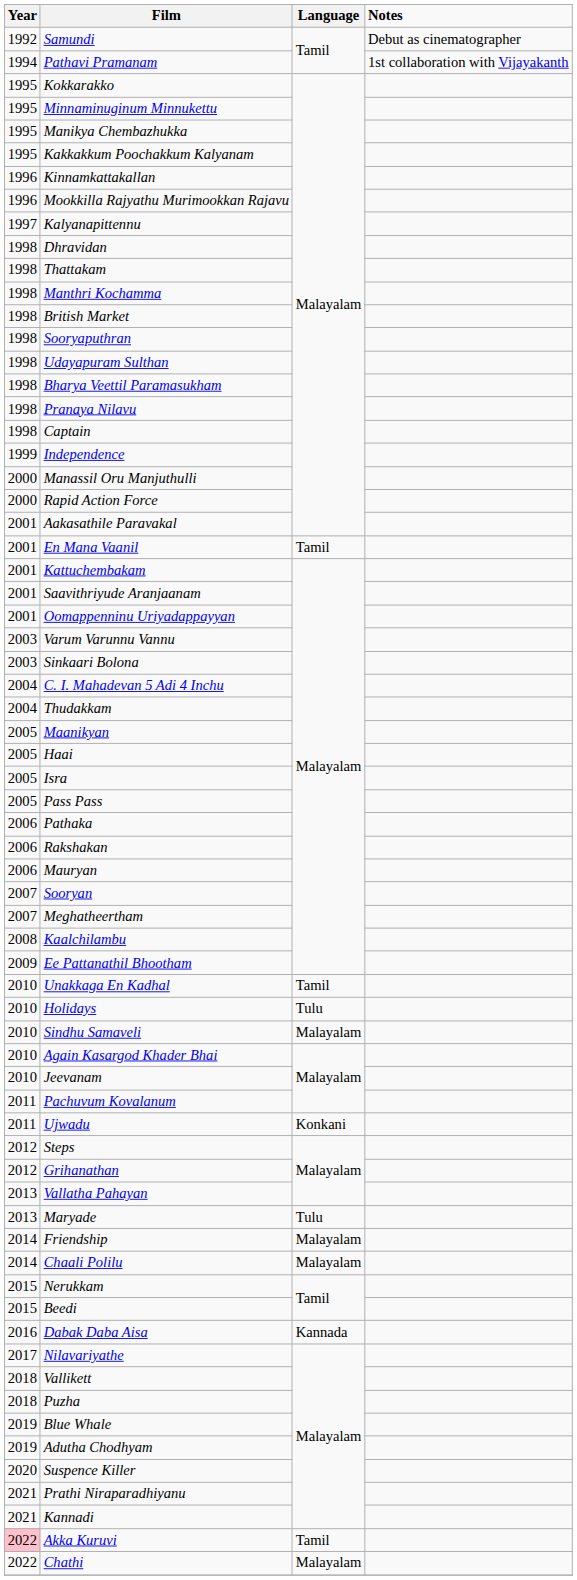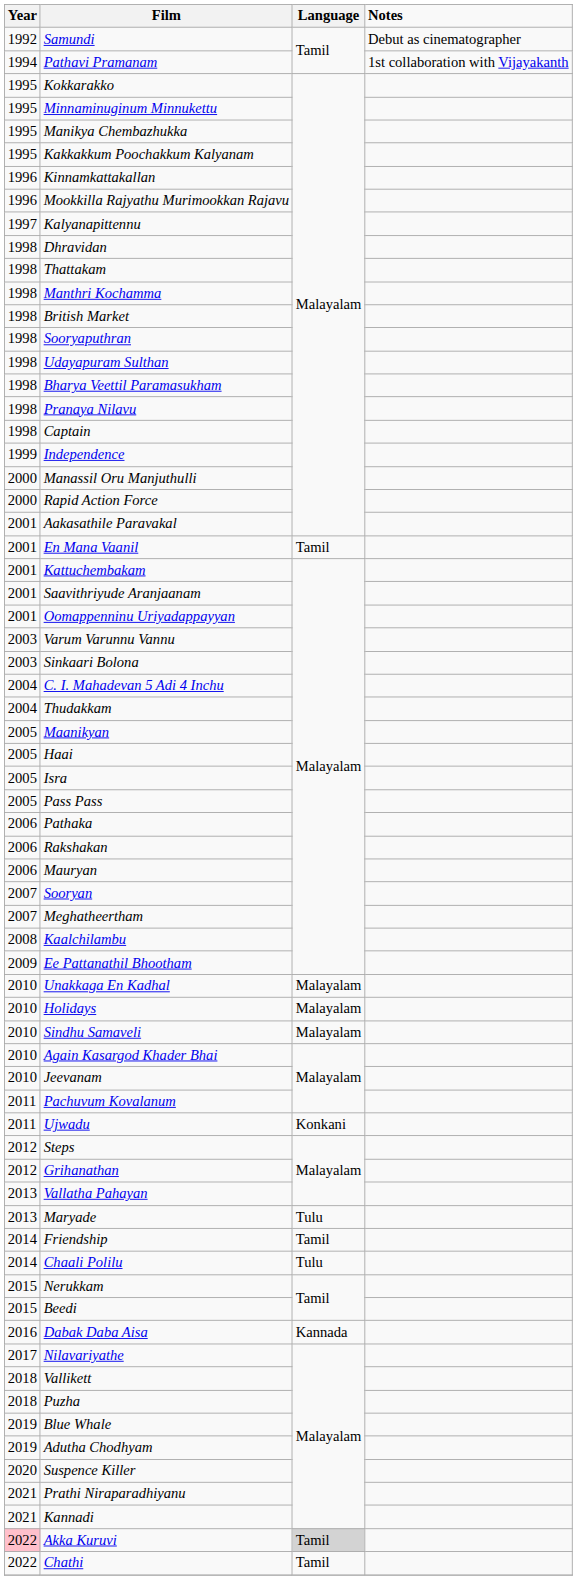(313, 985) Tamil -> (329, 985) Malayalam
(309, 1008) Tulu -> (329, 1008) Malayalam
(329, 1239) Malayalam -> (313, 1239) Tamil
(329, 1262) Malayalam -> (309, 1262) Tulu
(313, 1540) no background -> (313, 1540) lightgrey background
(329, 1563) Malayalam -> (313, 1563) Tamil
